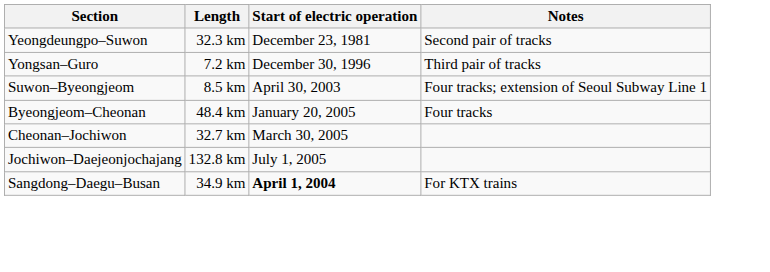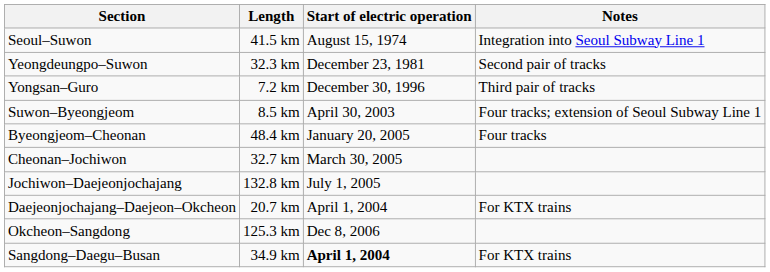+ row: (50, 40)
+ row: (122, 207)
+ row: (69, 231)
